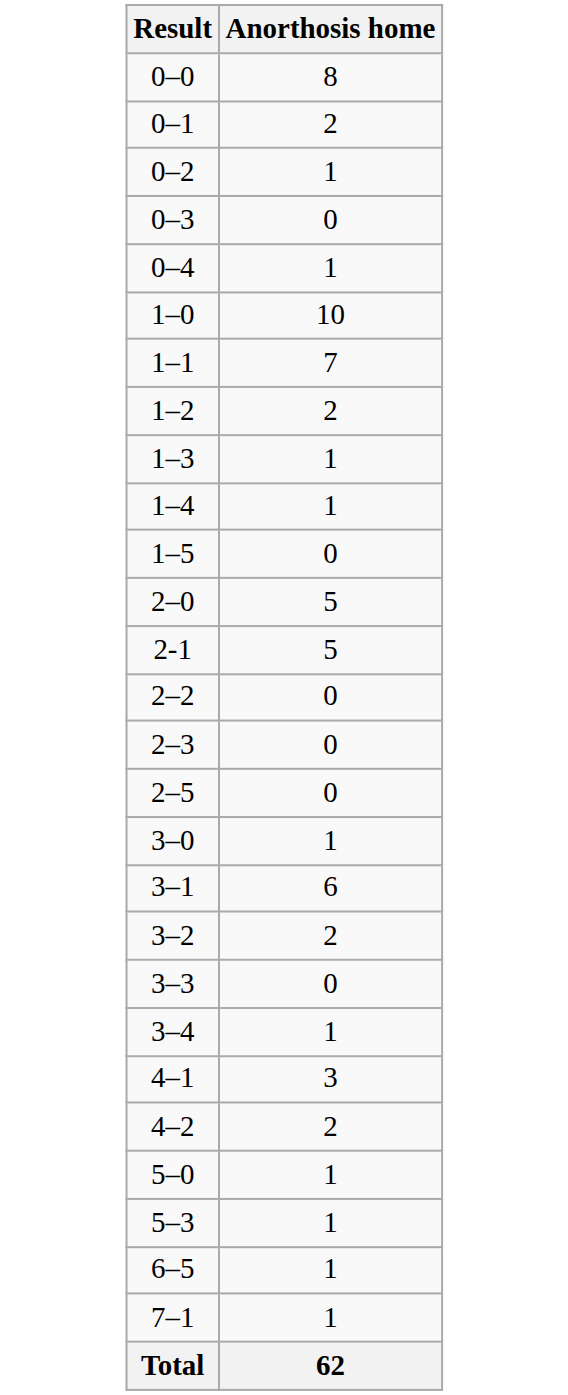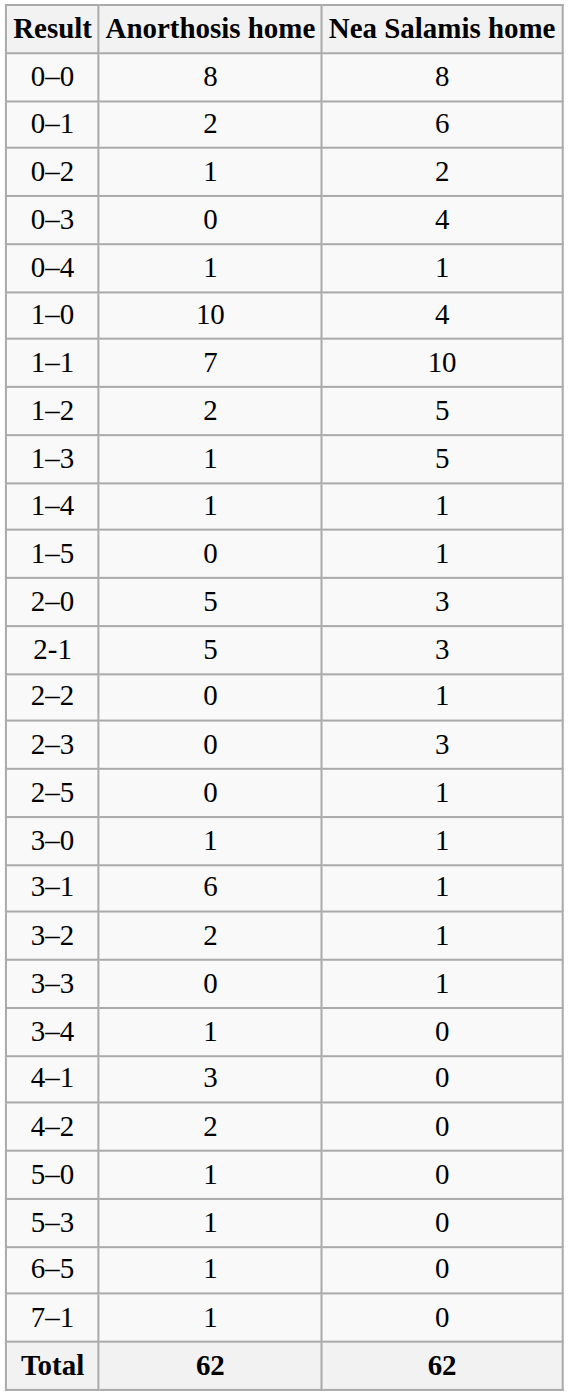+ column: (442, 28)
